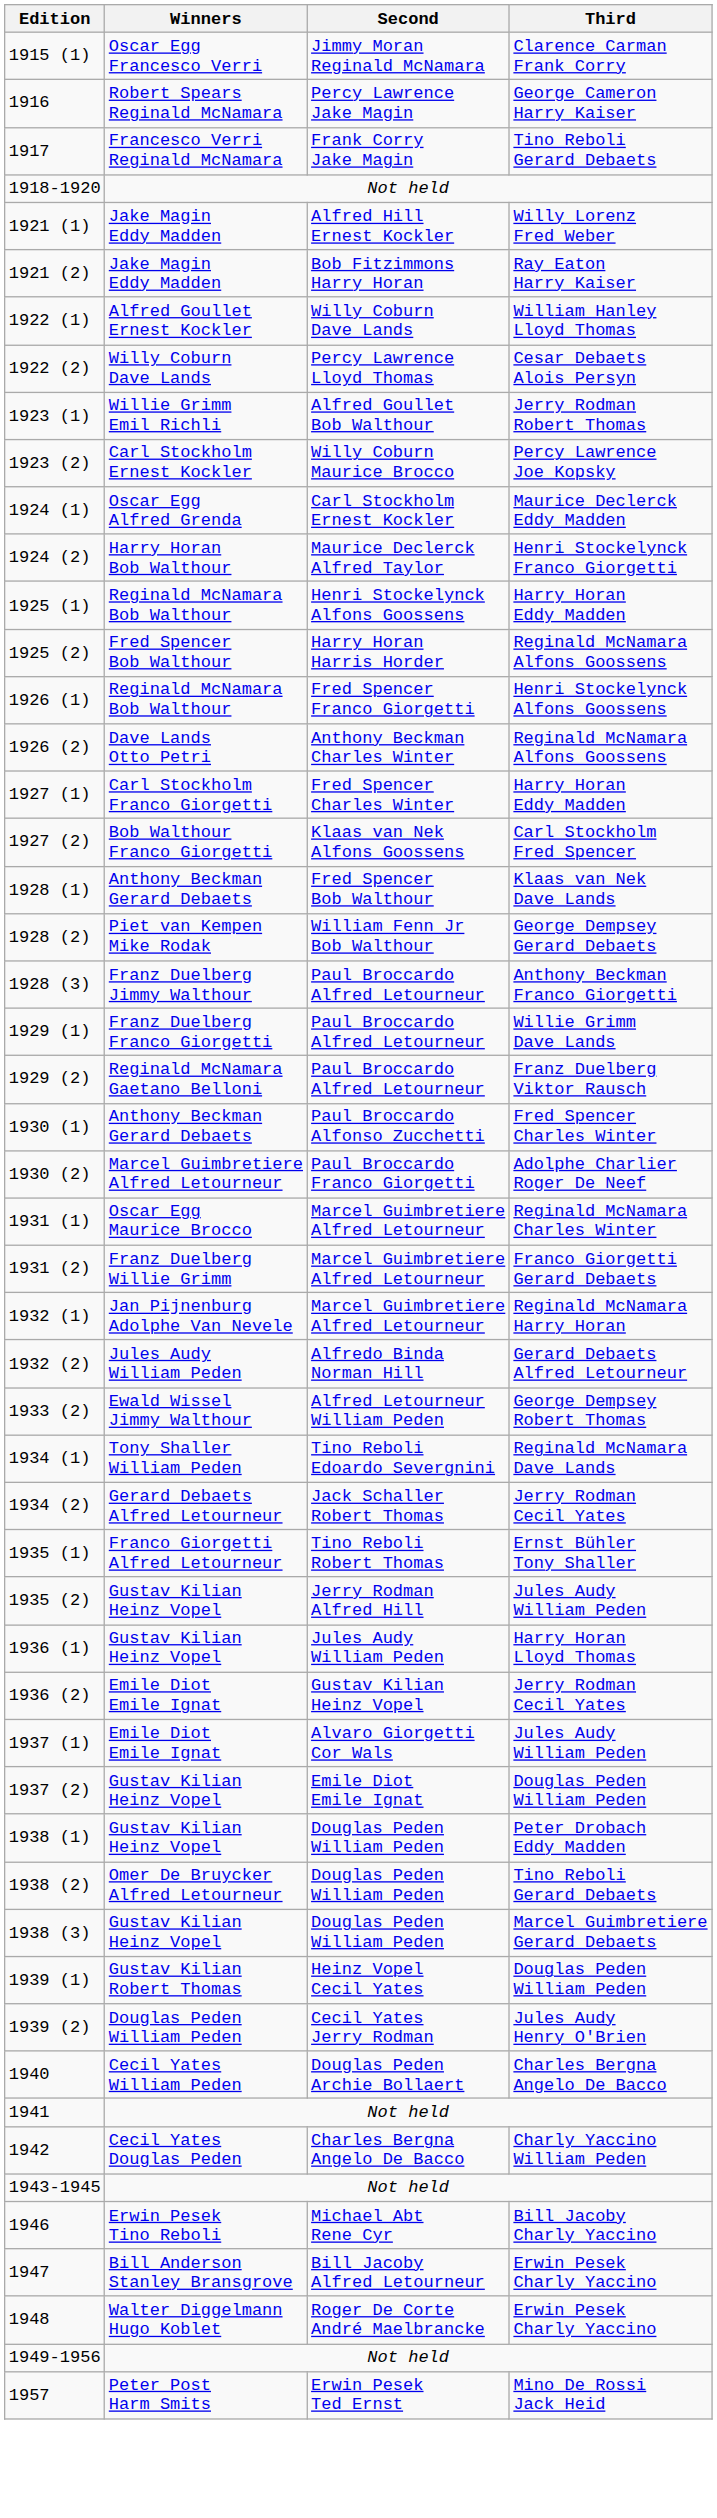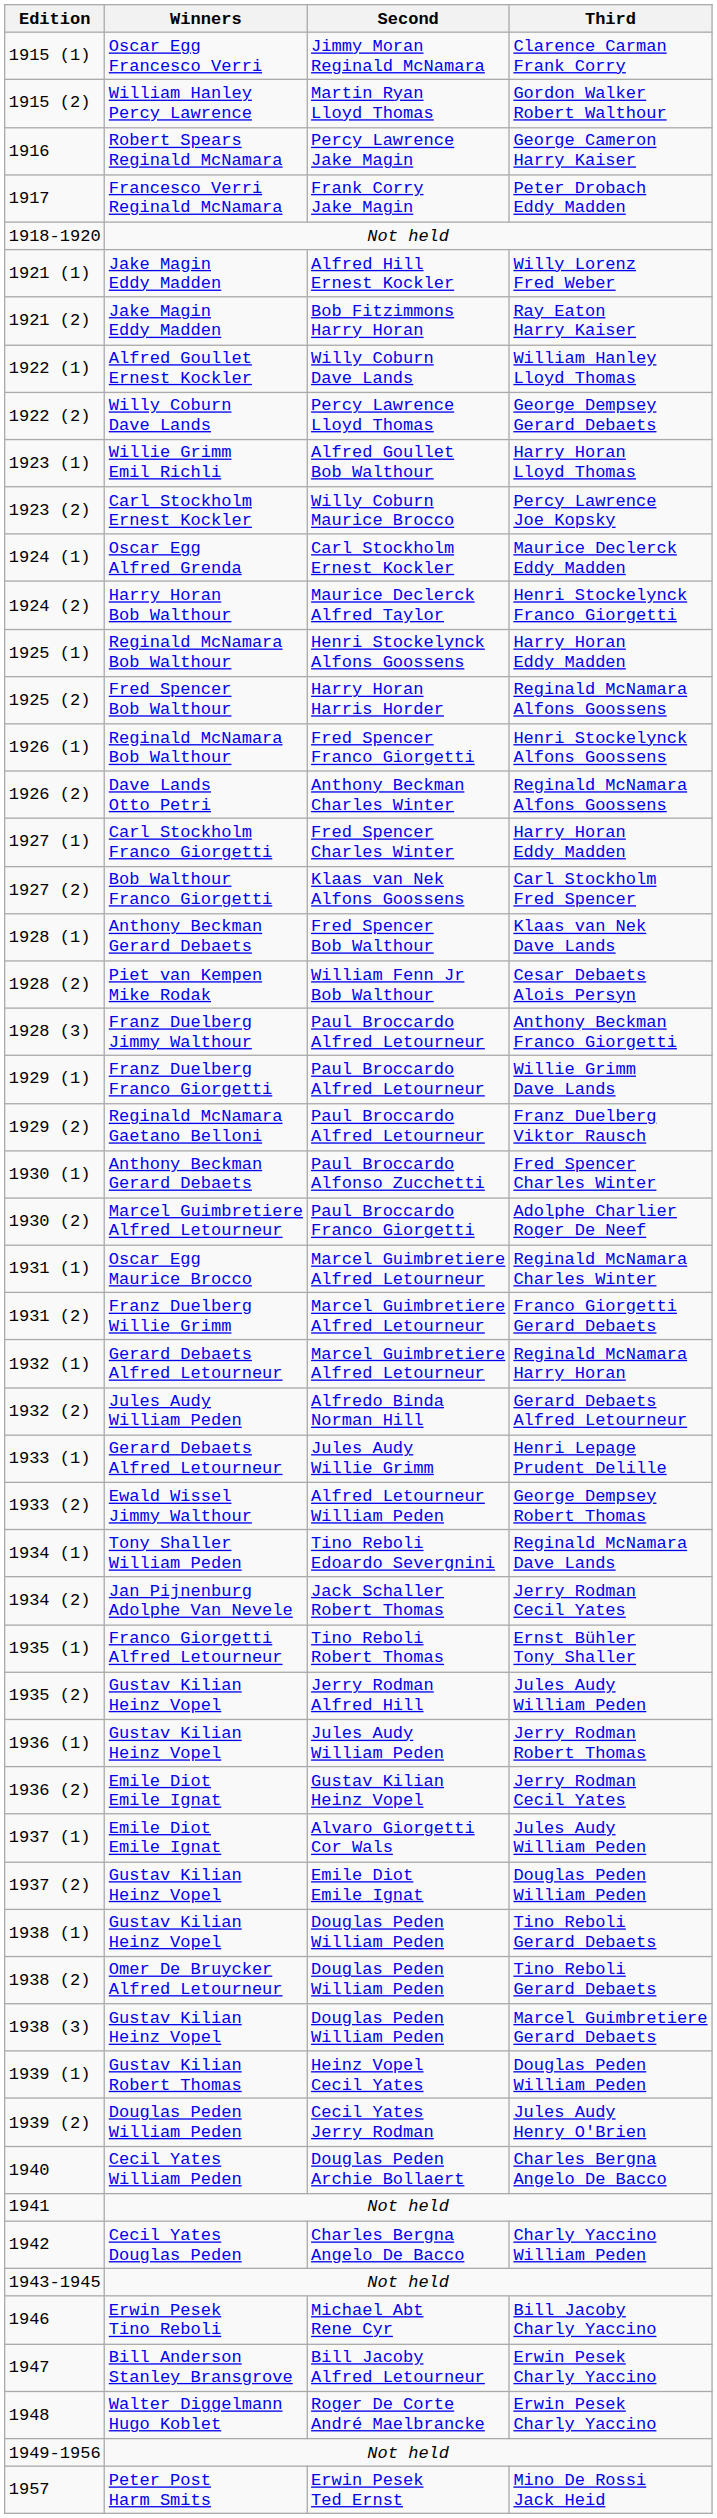+ row: (50, 104)
(585, 151) Tino Reboli Gerard Debaets -> (580, 198) Peter Drobach Eddy Madden
(580, 368) Cesar Debaets Alois Persyn -> (585, 416) George Dempsey Gerard Debaets
(580, 416) Jerry Rodman Robert Thomas -> (575, 463) Harry Horan Lloyd Thomas
(585, 937) George Dempsey Gerard Debaets -> (580, 985) Cesar Debaets Alois Persyn
(201, 1316) Jan Pijnenburg Adolphe Van Nevele -> (196, 1364) Gerard Debaets Alfred Letourneur
+ row: (50, 1459)
(196, 1506) Gerard Debaets Alfred Letourneur -> (201, 1601) Jan Pijnenburg Adolphe Van Nevele
(575, 1648) Harry Horan Lloyd Thomas -> (580, 1743) Jerry Rodman Robert Thomas
(580, 1838) Peter Drobach Eddy Madden -> (585, 1933) Tino Reboli Gerard Debaets
